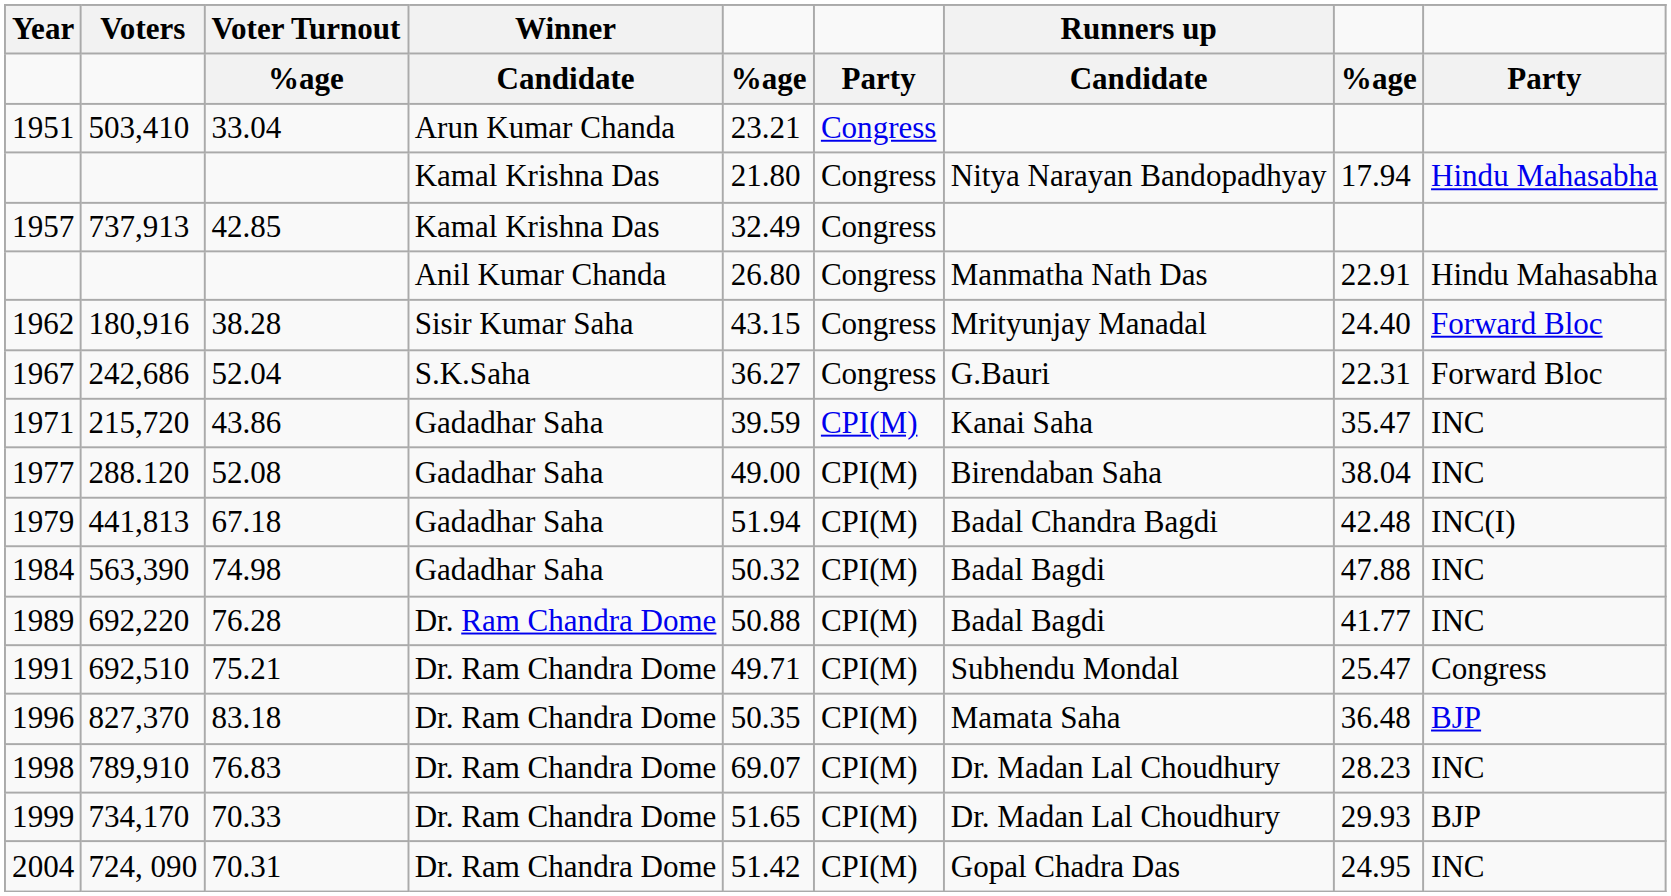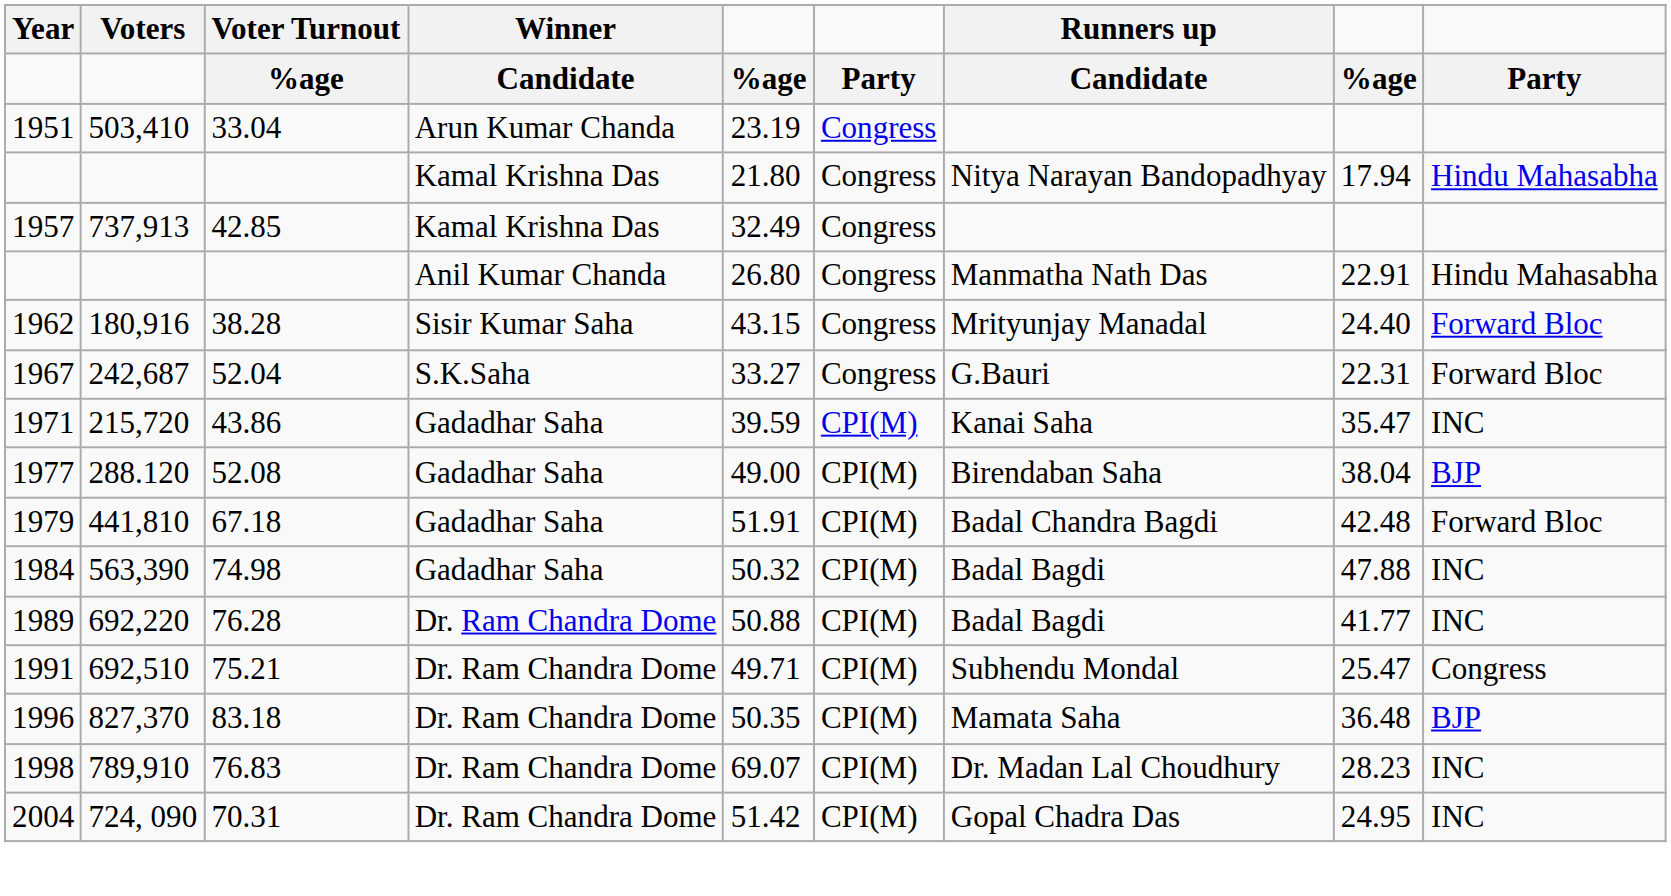(766, 127) 23.21 -> (766, 127) 23.19
(139, 373) 242,686 -> (139, 373) 242,687
(766, 373) 36.27 -> (766, 373) 33.27
(1458, 472) INC -> (1456, 472) BJP
(139, 521) 441,813 -> (139, 521) 441,810
(766, 521) 51.94 -> (766, 521) 51.91
(1473, 521) INC(I) -> (1517, 521) Forward Bloc
- row: (246, 816)
